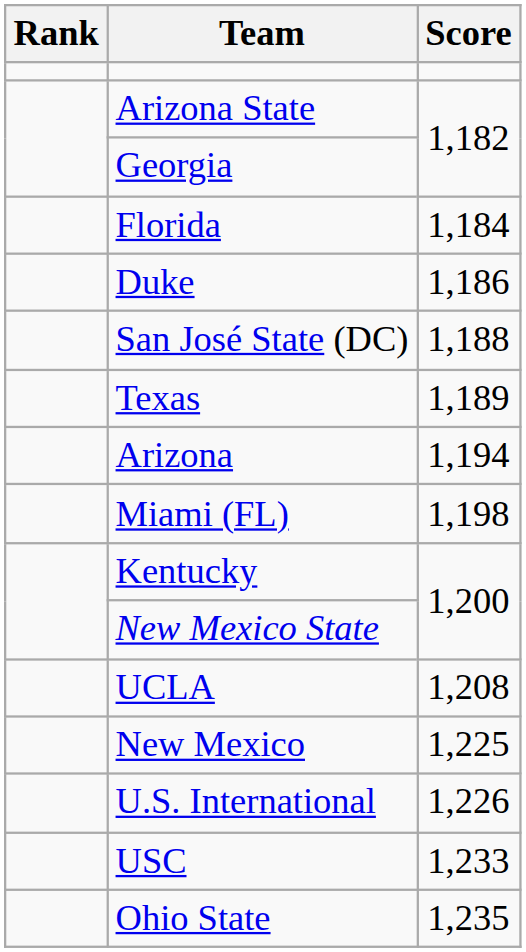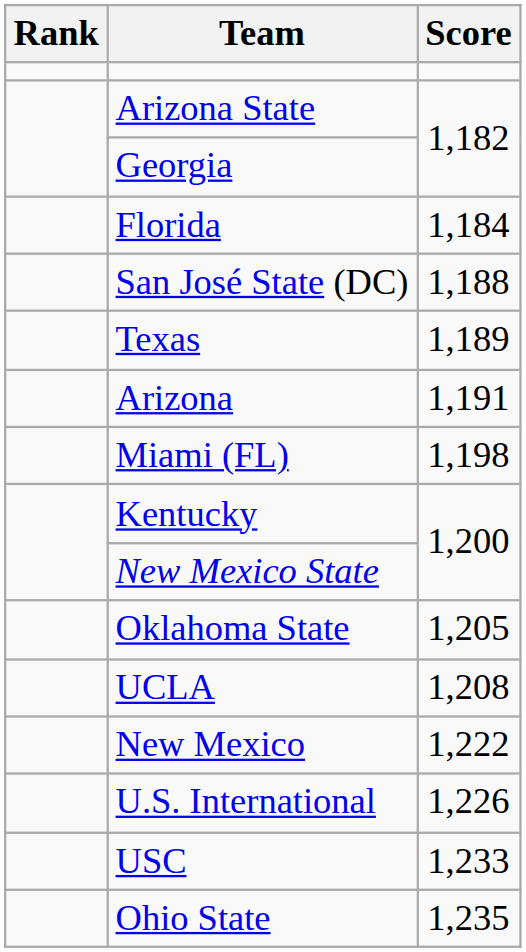- row: (155, 281)
(468, 455) 1,194 -> (468, 397) 1,191
+ row: (233, 628)
(468, 744) 1,225 -> (468, 744) 1,222
